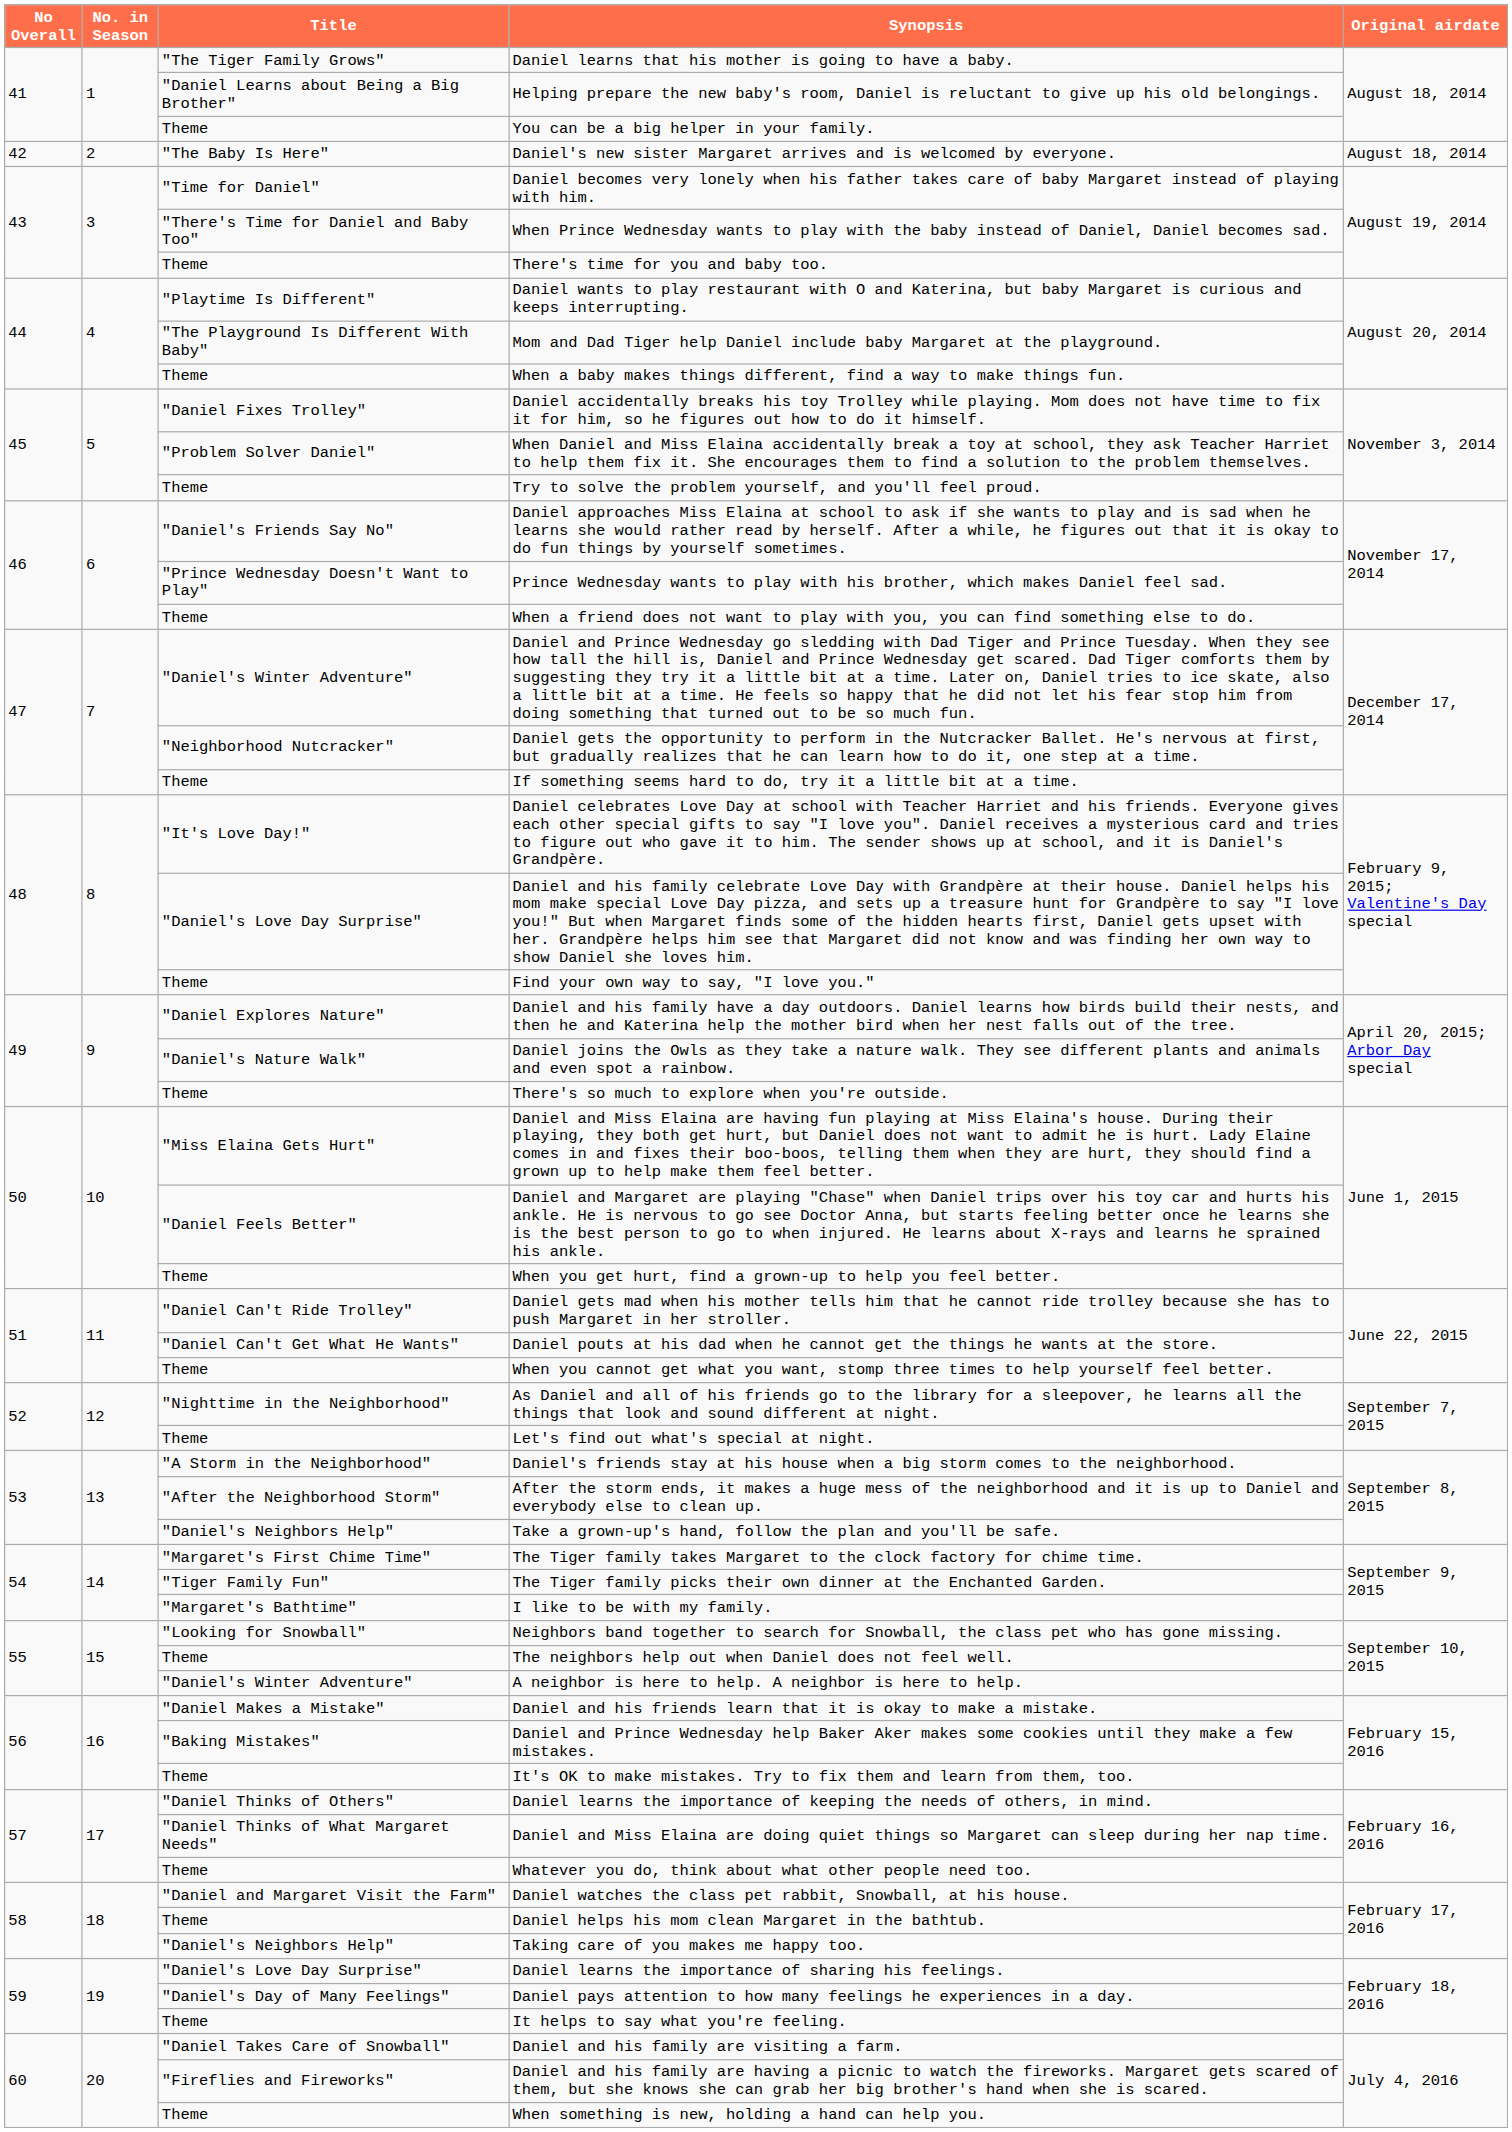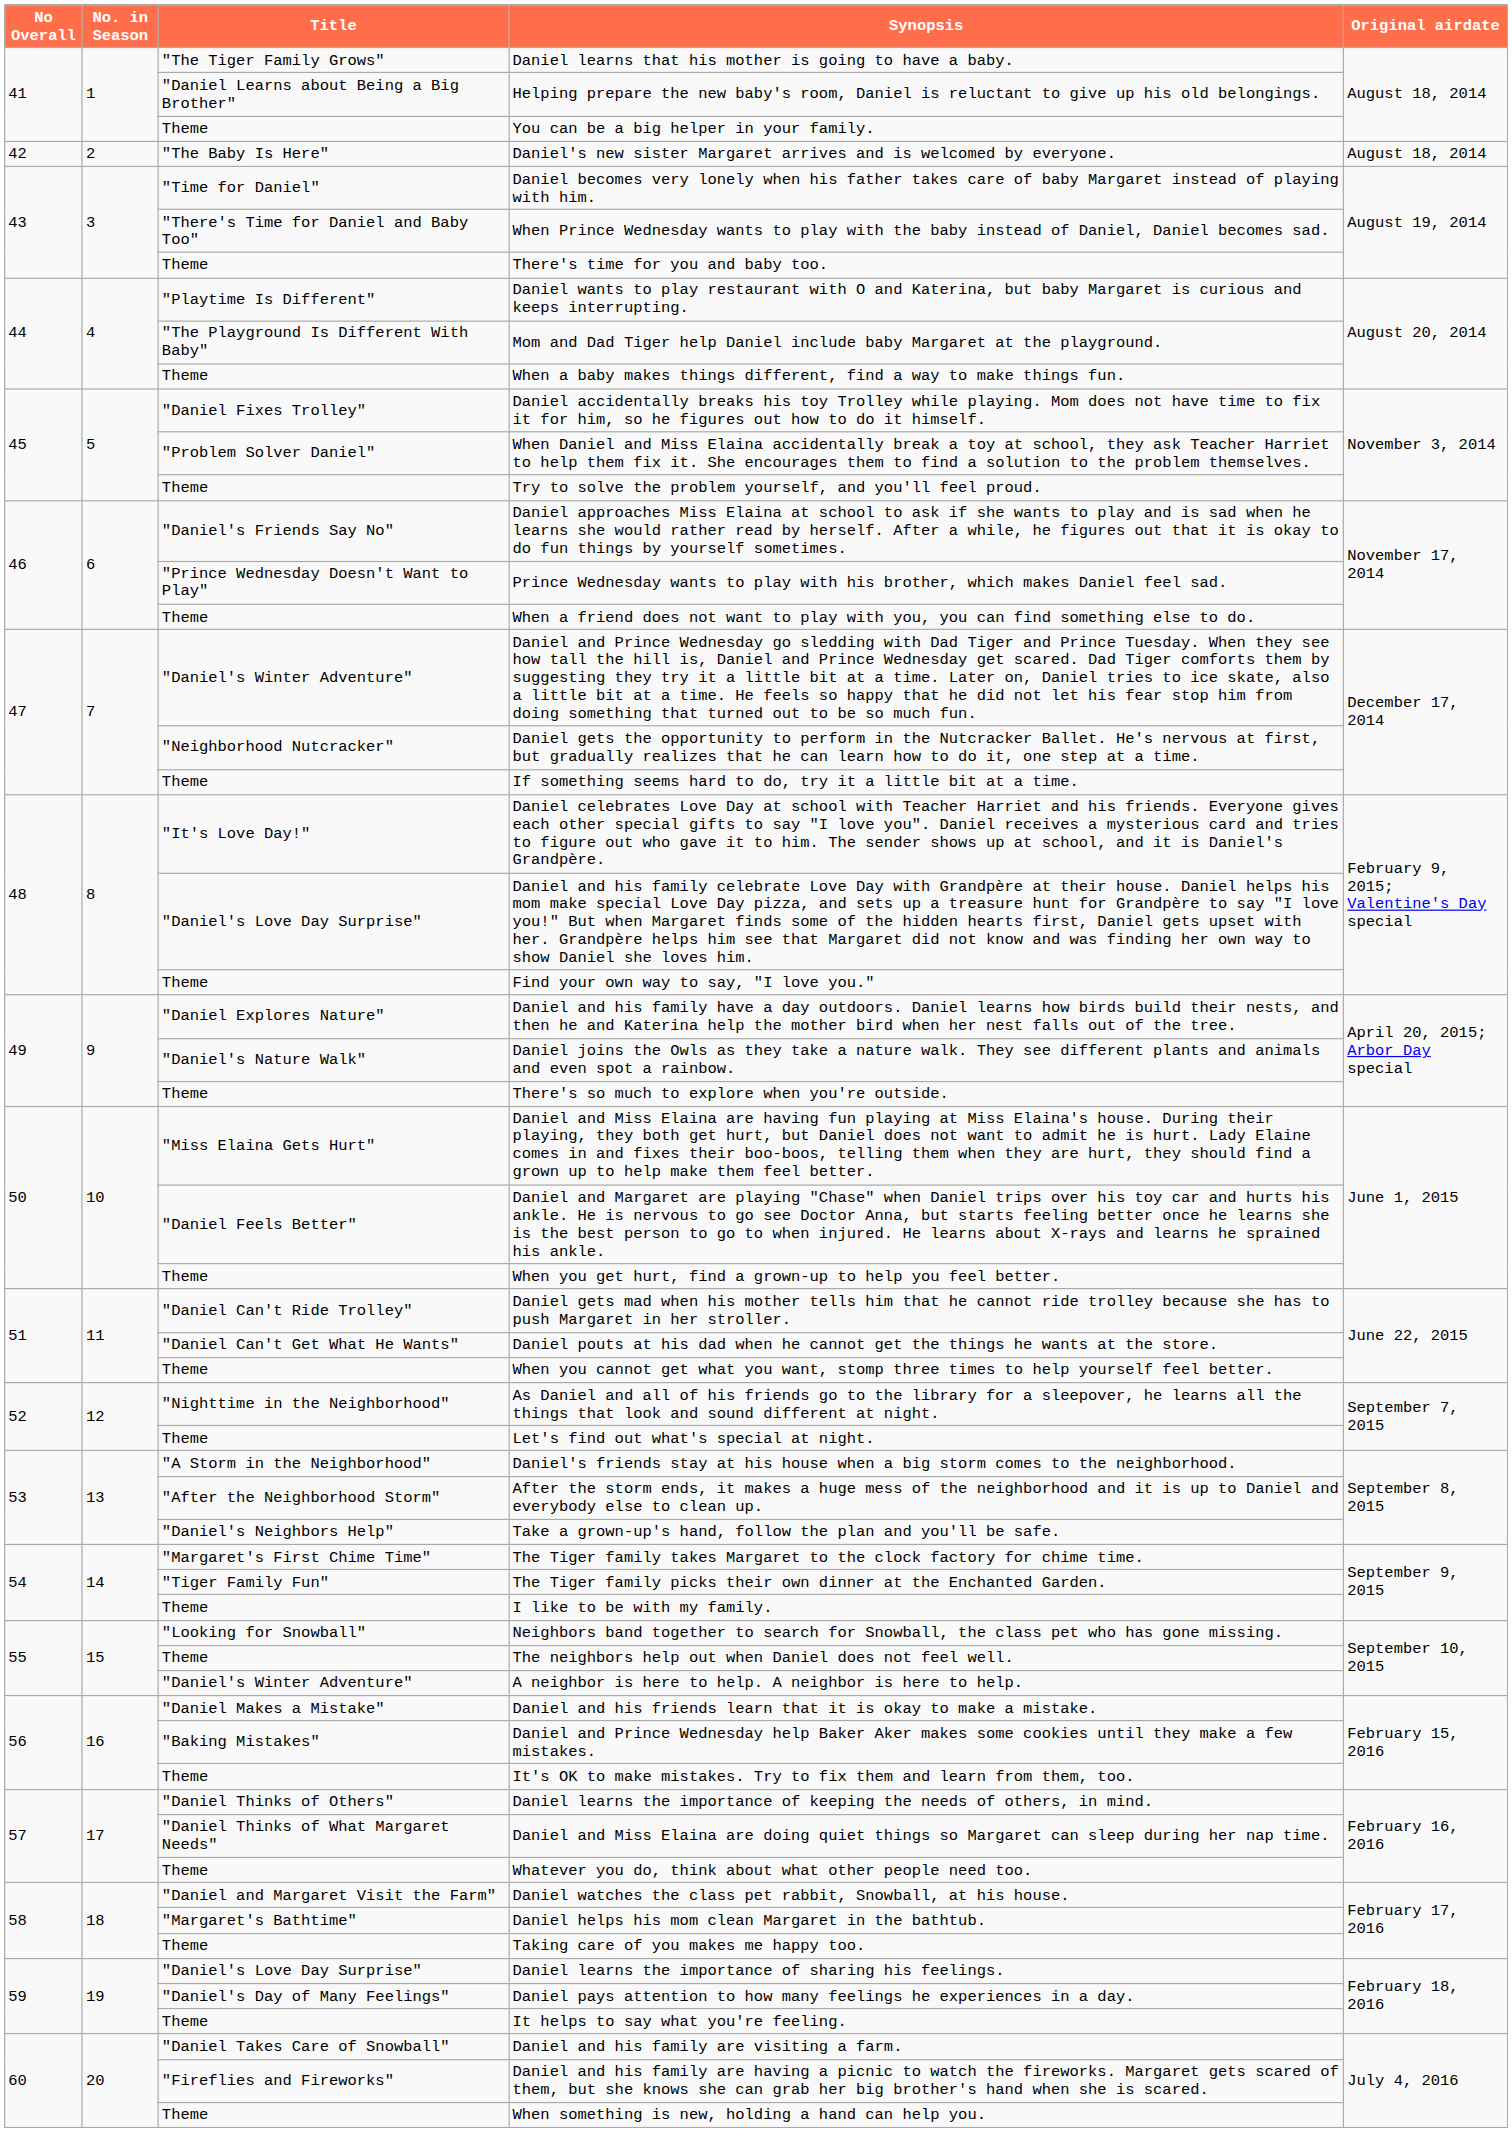(259, 1607) "Margaret's Bathtime" -> (185, 1607) Theme
(185, 1920) Theme -> (259, 1920) "Margaret's Bathtime"
(278, 1946) "Daniel's Neighbors Help" -> (185, 1946) Theme
